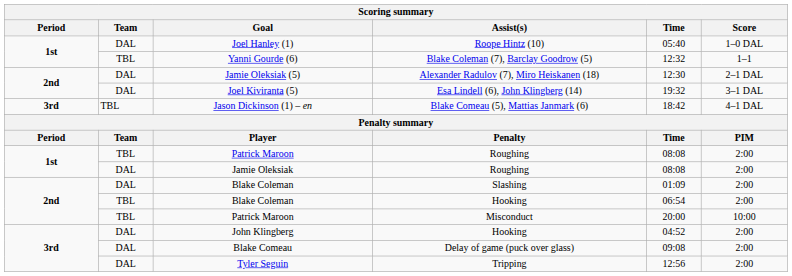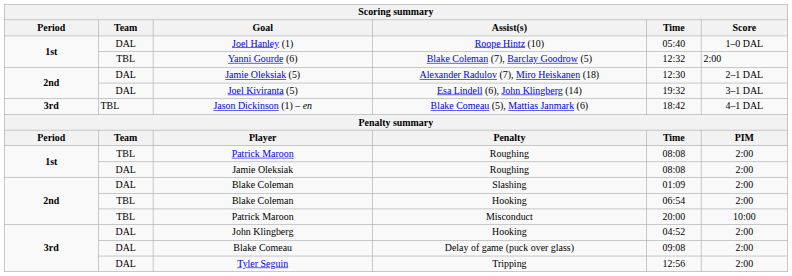(744, 59) 1–1 -> (712, 59) 2:00
